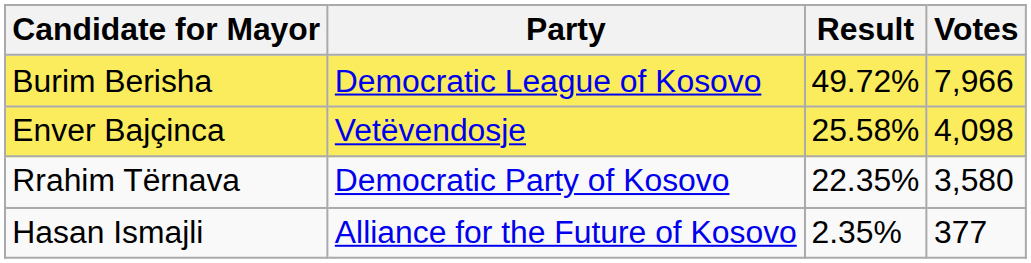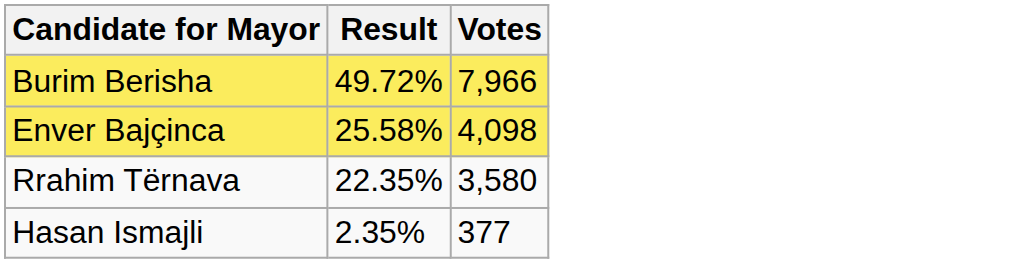- column: (566, 29)
